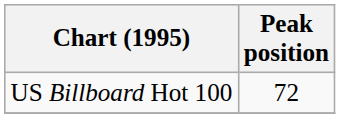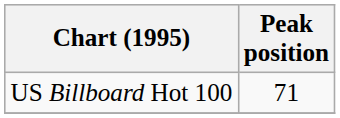(286, 92) 72 -> (286, 92) 71
